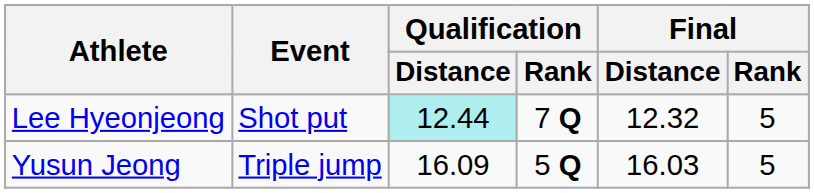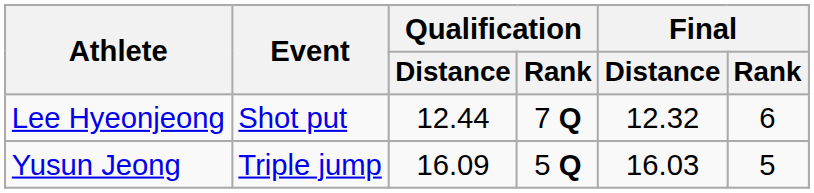(453, 118) paleturquoise background -> (453, 118) no background
(767, 118) 5 -> (767, 118) 6
